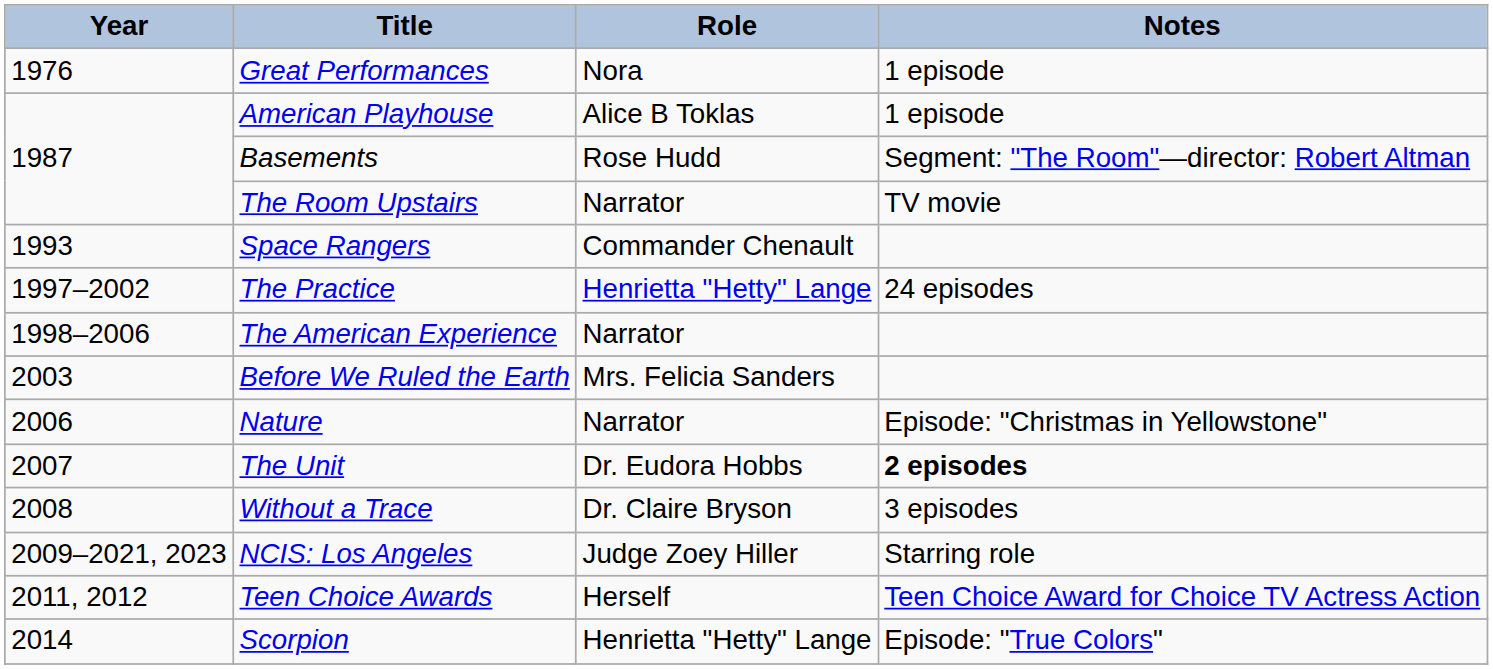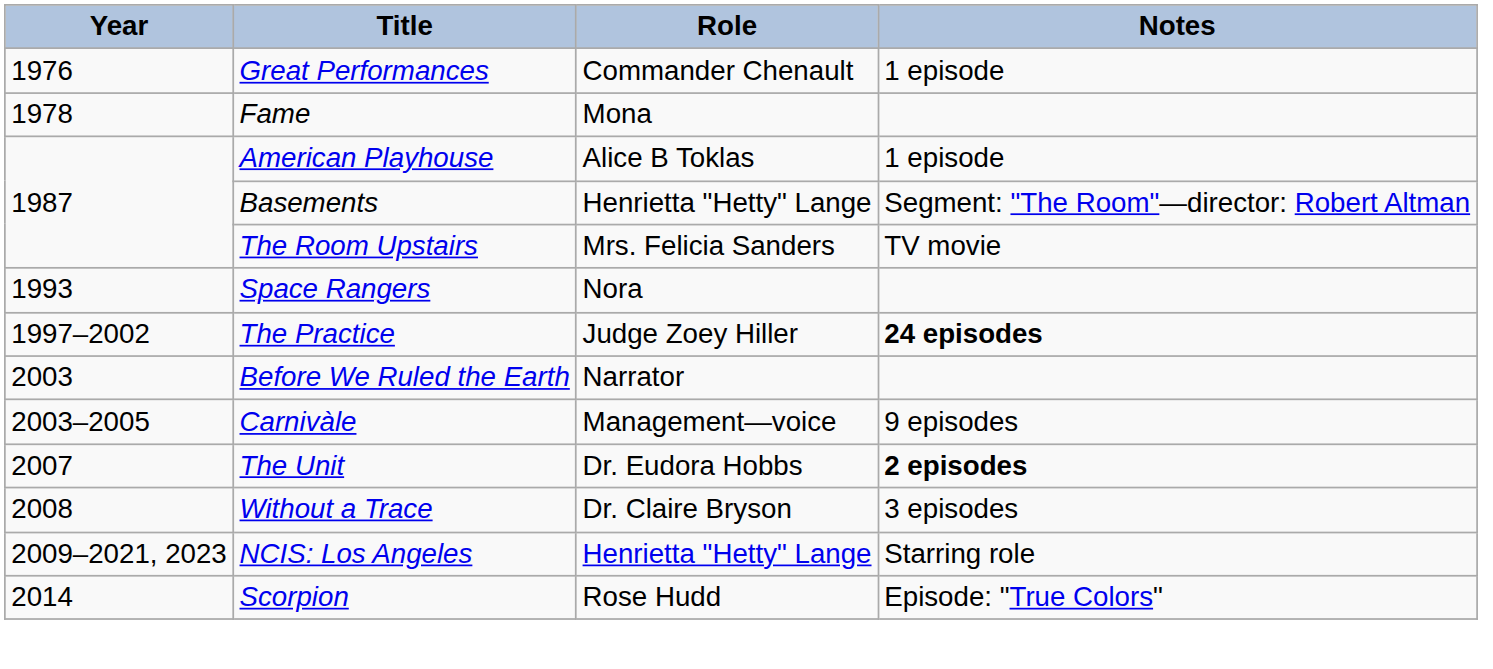(613, 70) Nora -> (718, 70) Commander Chenault
+ row: (275, 114)
(652, 158) Rose Hudd -> (727, 202) Henrietta "Hetty" Lange
(633, 202) Narrator -> (709, 245) Mrs. Felicia Sanders
(718, 245) Commander Chenault -> (613, 289) Nora
(727, 289) Henrietta "Hetty" Lange -> (690, 333) Judge Zoey Hiller
(959, 289) normal -> (964, 333) bold
- row: (398, 333)
(709, 377) Mrs. Felicia Sanders -> (633, 377) Narrator
+ row: (298, 421)
- row: (281, 421)
(690, 553) Judge Zoey Hiller -> (727, 553) Henrietta "Hetty" Lange
- row: (366, 597)
(727, 641) Henrietta "Hetty" Lange -> (652, 597) Rose Hudd
